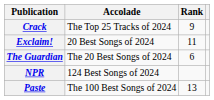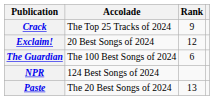(192, 42) 11 -> (192, 42) 12
(119, 57) The 20 Best Songs of 2024 -> (122, 57) The 100 Best Songs of 2024
(122, 88) The 100 Best Songs of 2024 -> (119, 88) The 20 Best Songs of 2024
